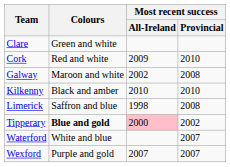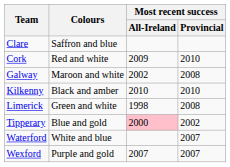(84, 43) Green and white -> (84, 43) Saffron and blue
(84, 106) Saffron and blue -> (84, 106) Green and white
(80, 122) bold -> (79, 122) normal
